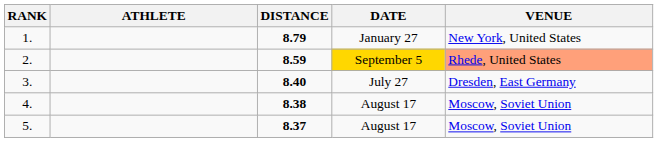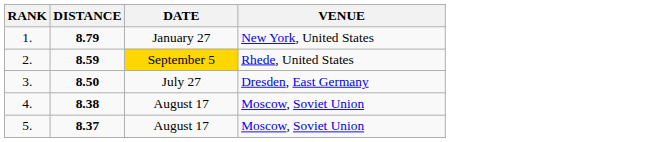- column: (154, 15)
(505, 60) lightsalmon background -> (297, 60) no background
(295, 82) 8.40 -> (87, 82) 8.50
